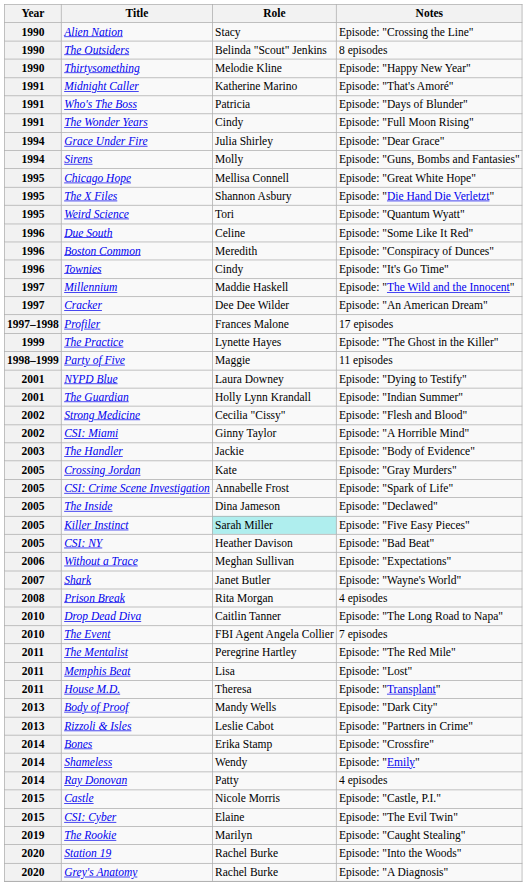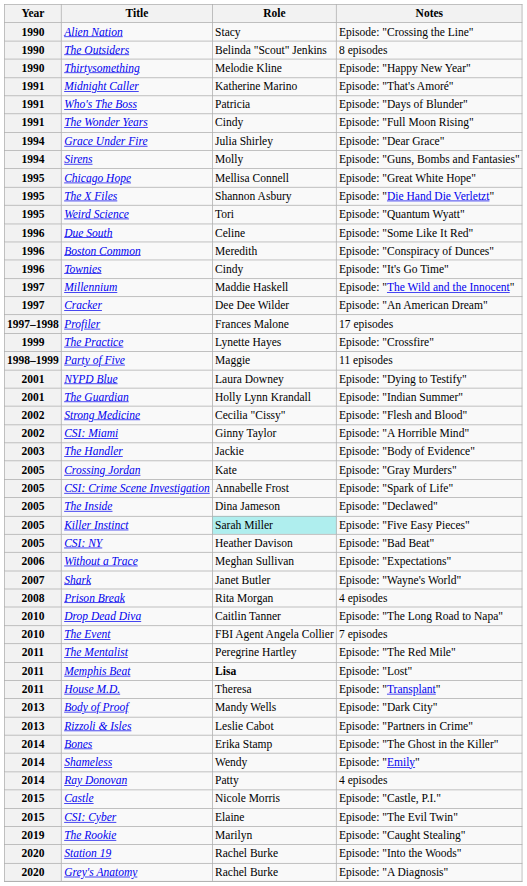(419, 342) Episode: "The Ghost in the Killer" -> (386, 342) Episode: "Crossfire"
(225, 671) normal -> (226, 671) bold
(386, 744) Episode: "Crossfire" -> (419, 744) Episode: "The Ghost in the Killer"
